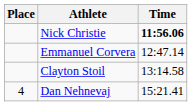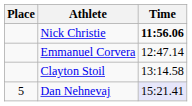(21, 91) 4 -> (21, 91) 5
(162, 91) no background -> (162, 91) lavender background
